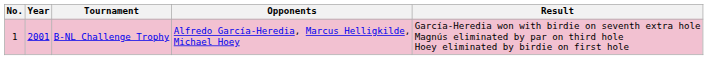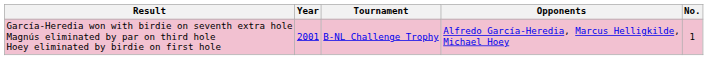columns swapped: (15, 12) <-> (558, 12)
